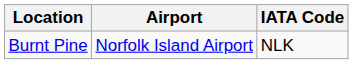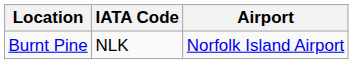columns swapped: (174, 17) <-> (302, 17)
